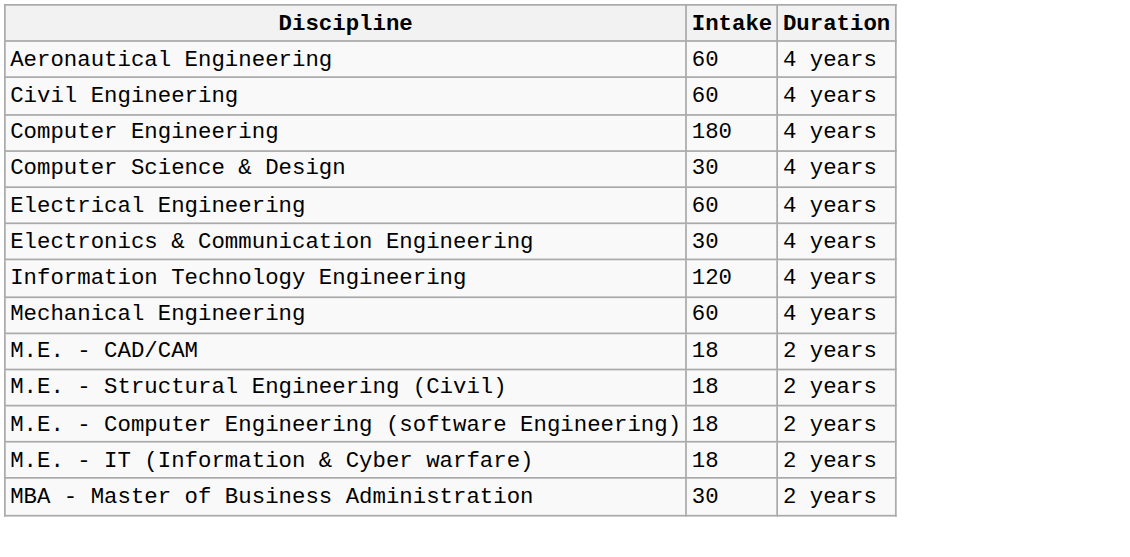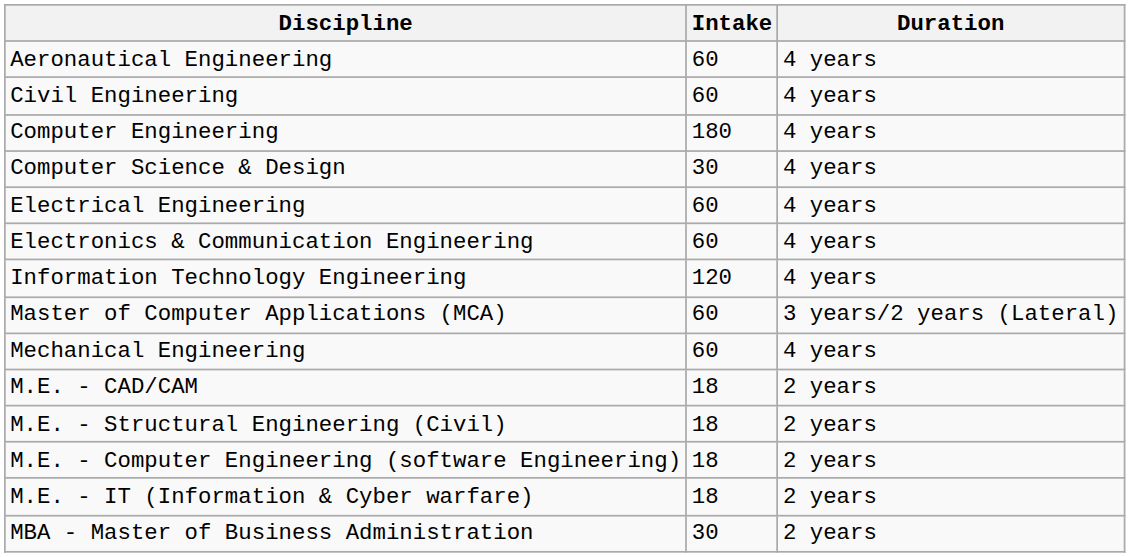(705, 242) 30 -> (705, 242) 60
+ row: (258, 315)
